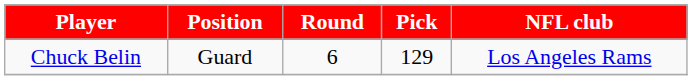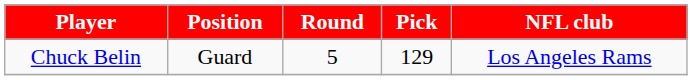(332, 56) 6 -> (332, 56) 5
